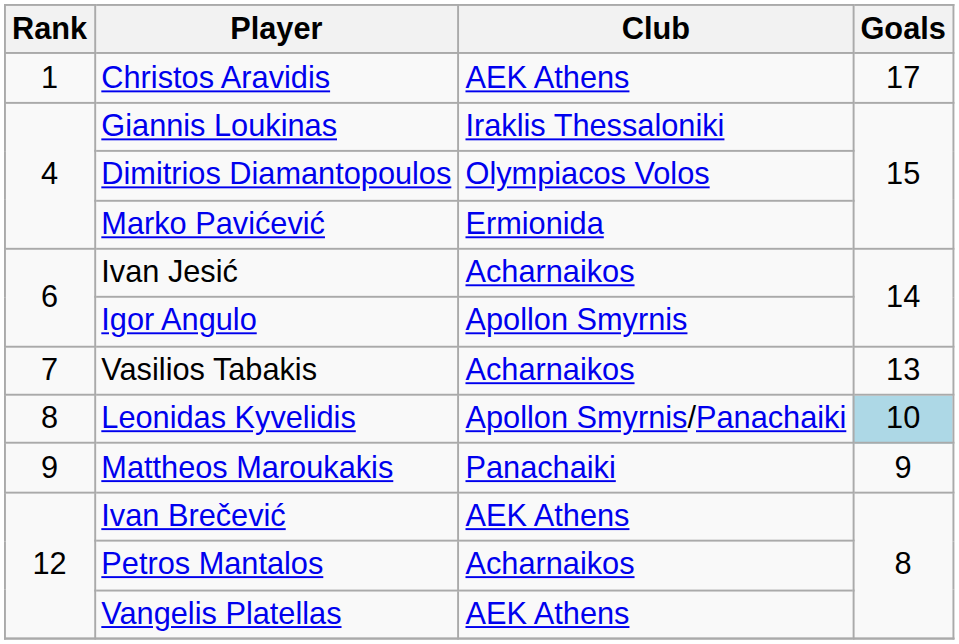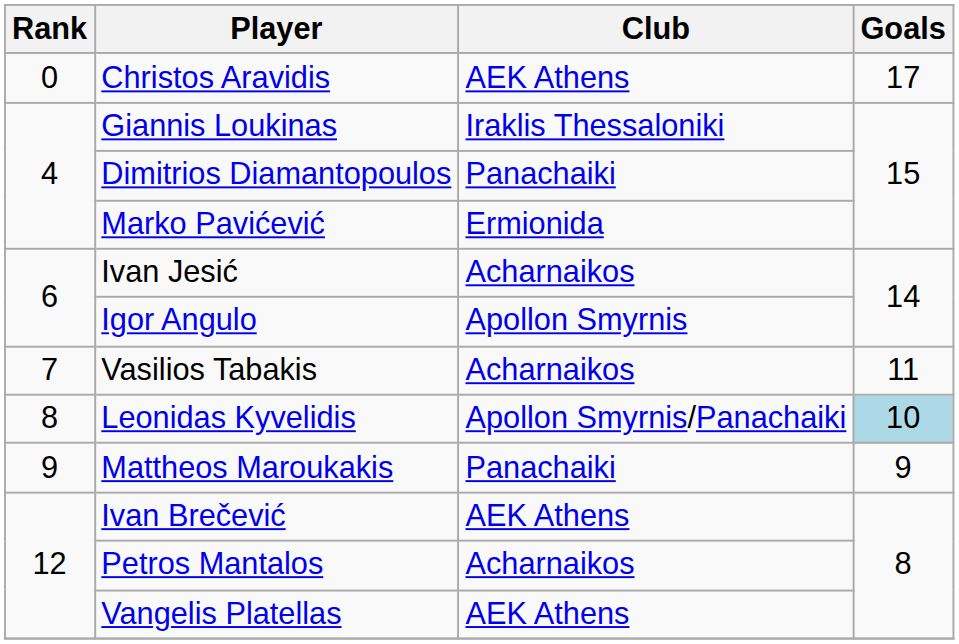(50, 77) 1 -> (50, 77) 0
(588, 175) Olympiacos Volos -> (541, 175) Panachaiki
(903, 369) 13 -> (903, 369) 11
